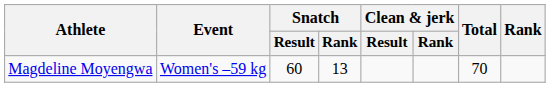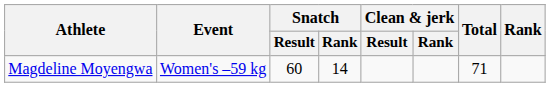(340, 69) 13 -> (340, 69) 14
(479, 69) 70 -> (479, 69) 71
